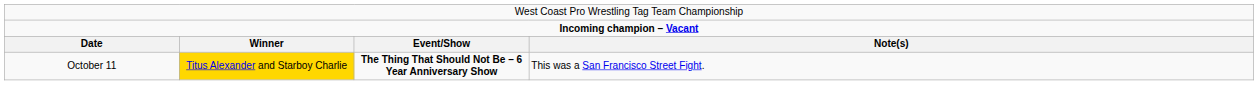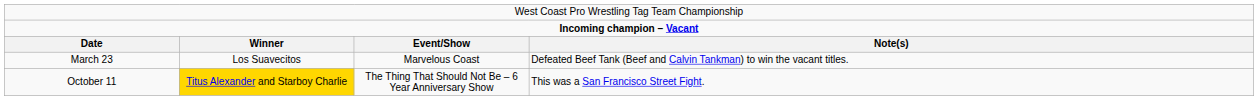+ row: (92, 60)
(442, 66) bold -> (442, 82) normal
